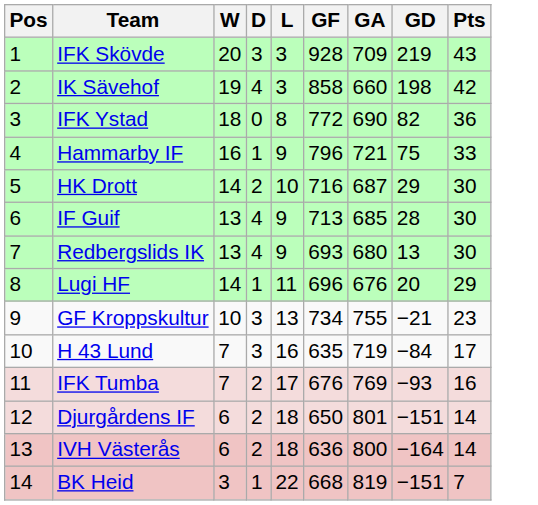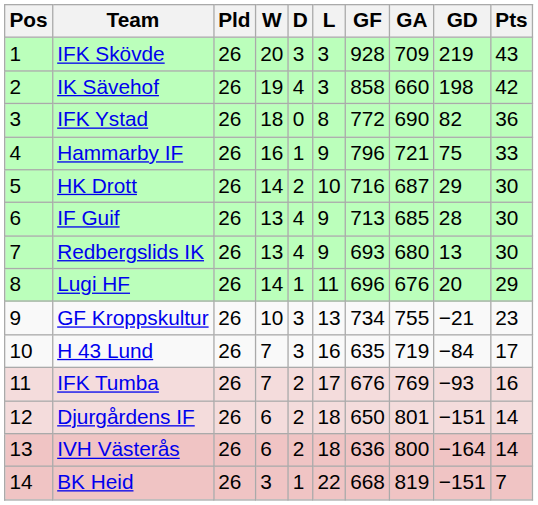+ column: (234, 20)
